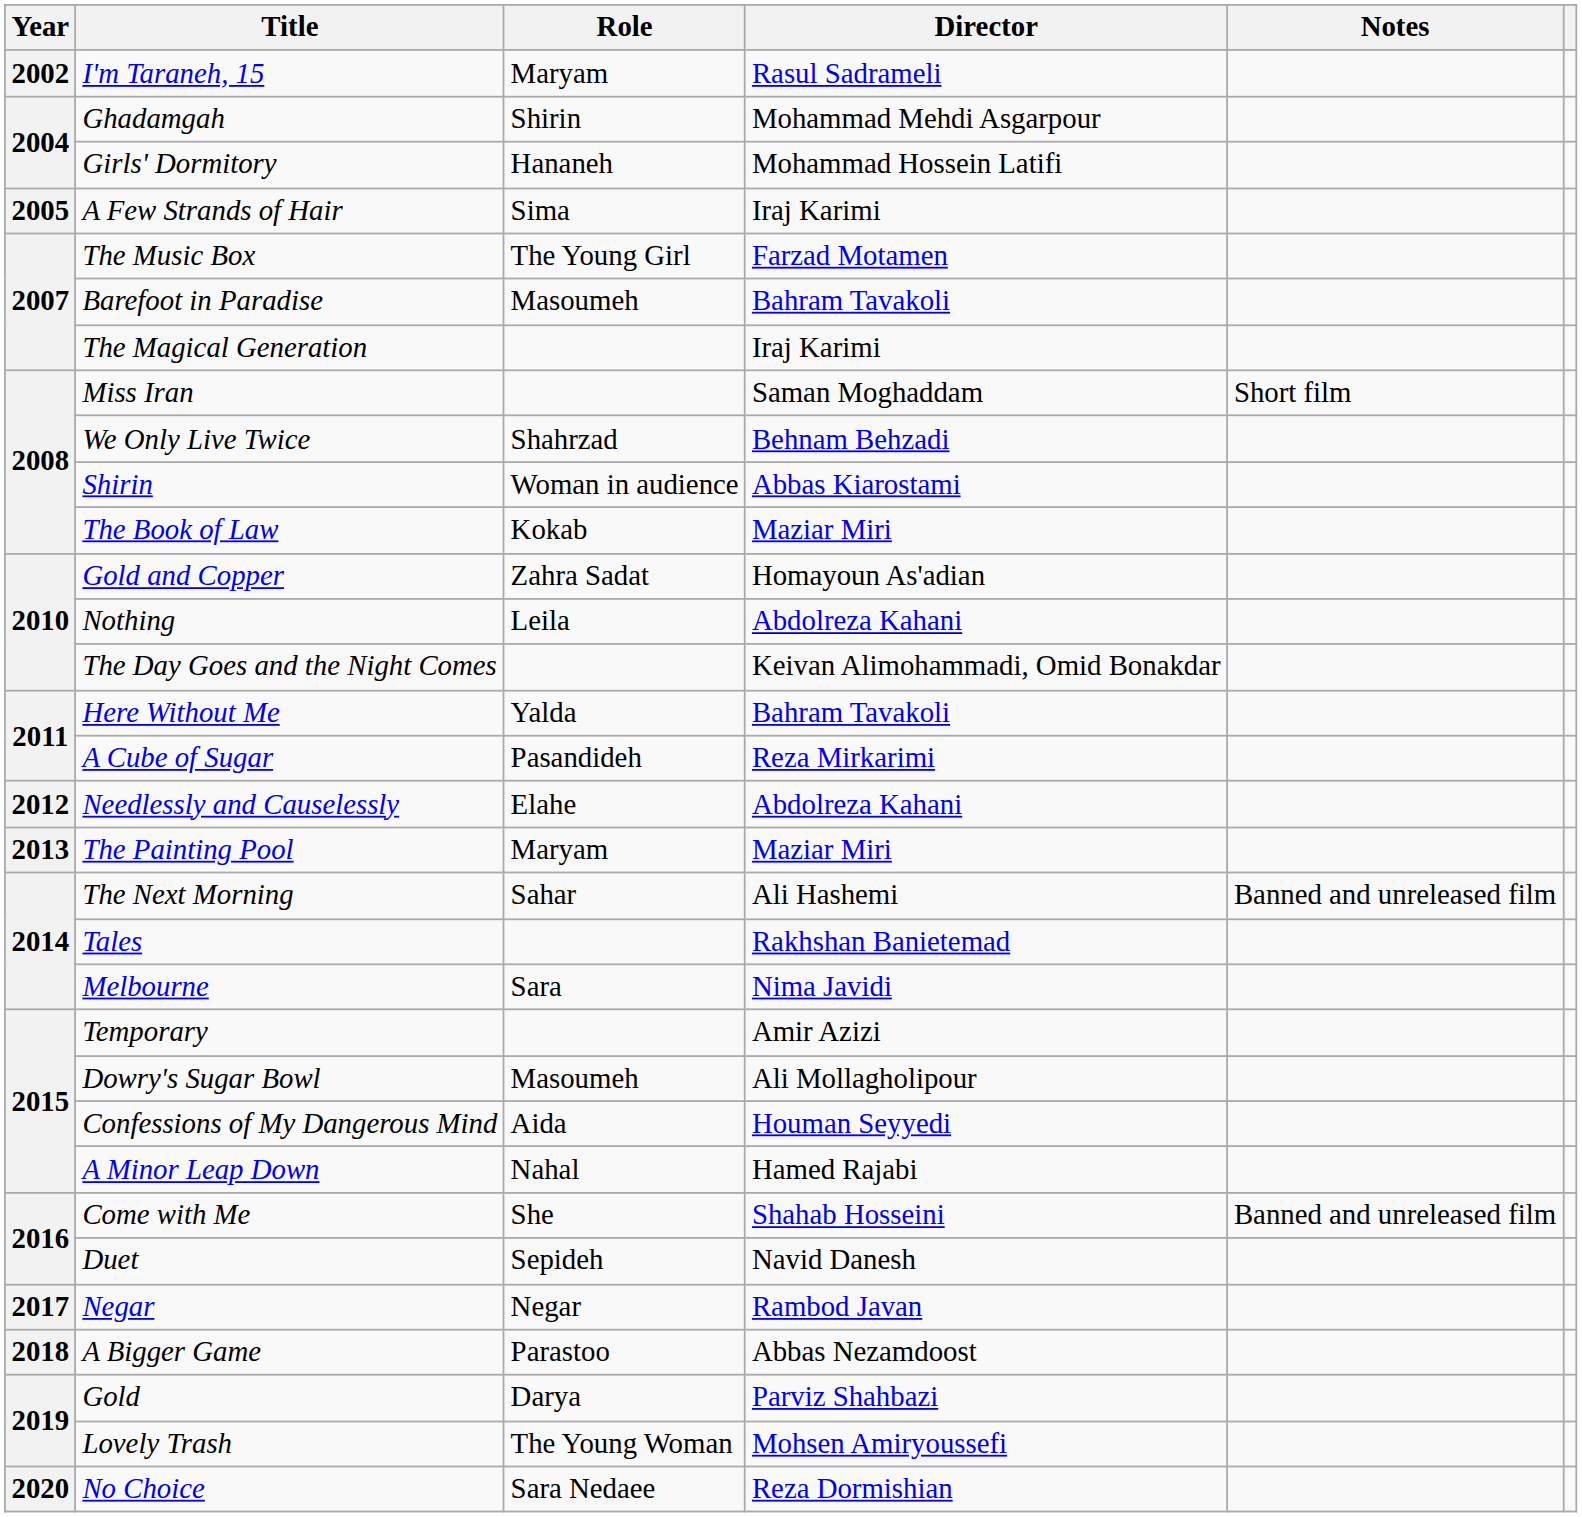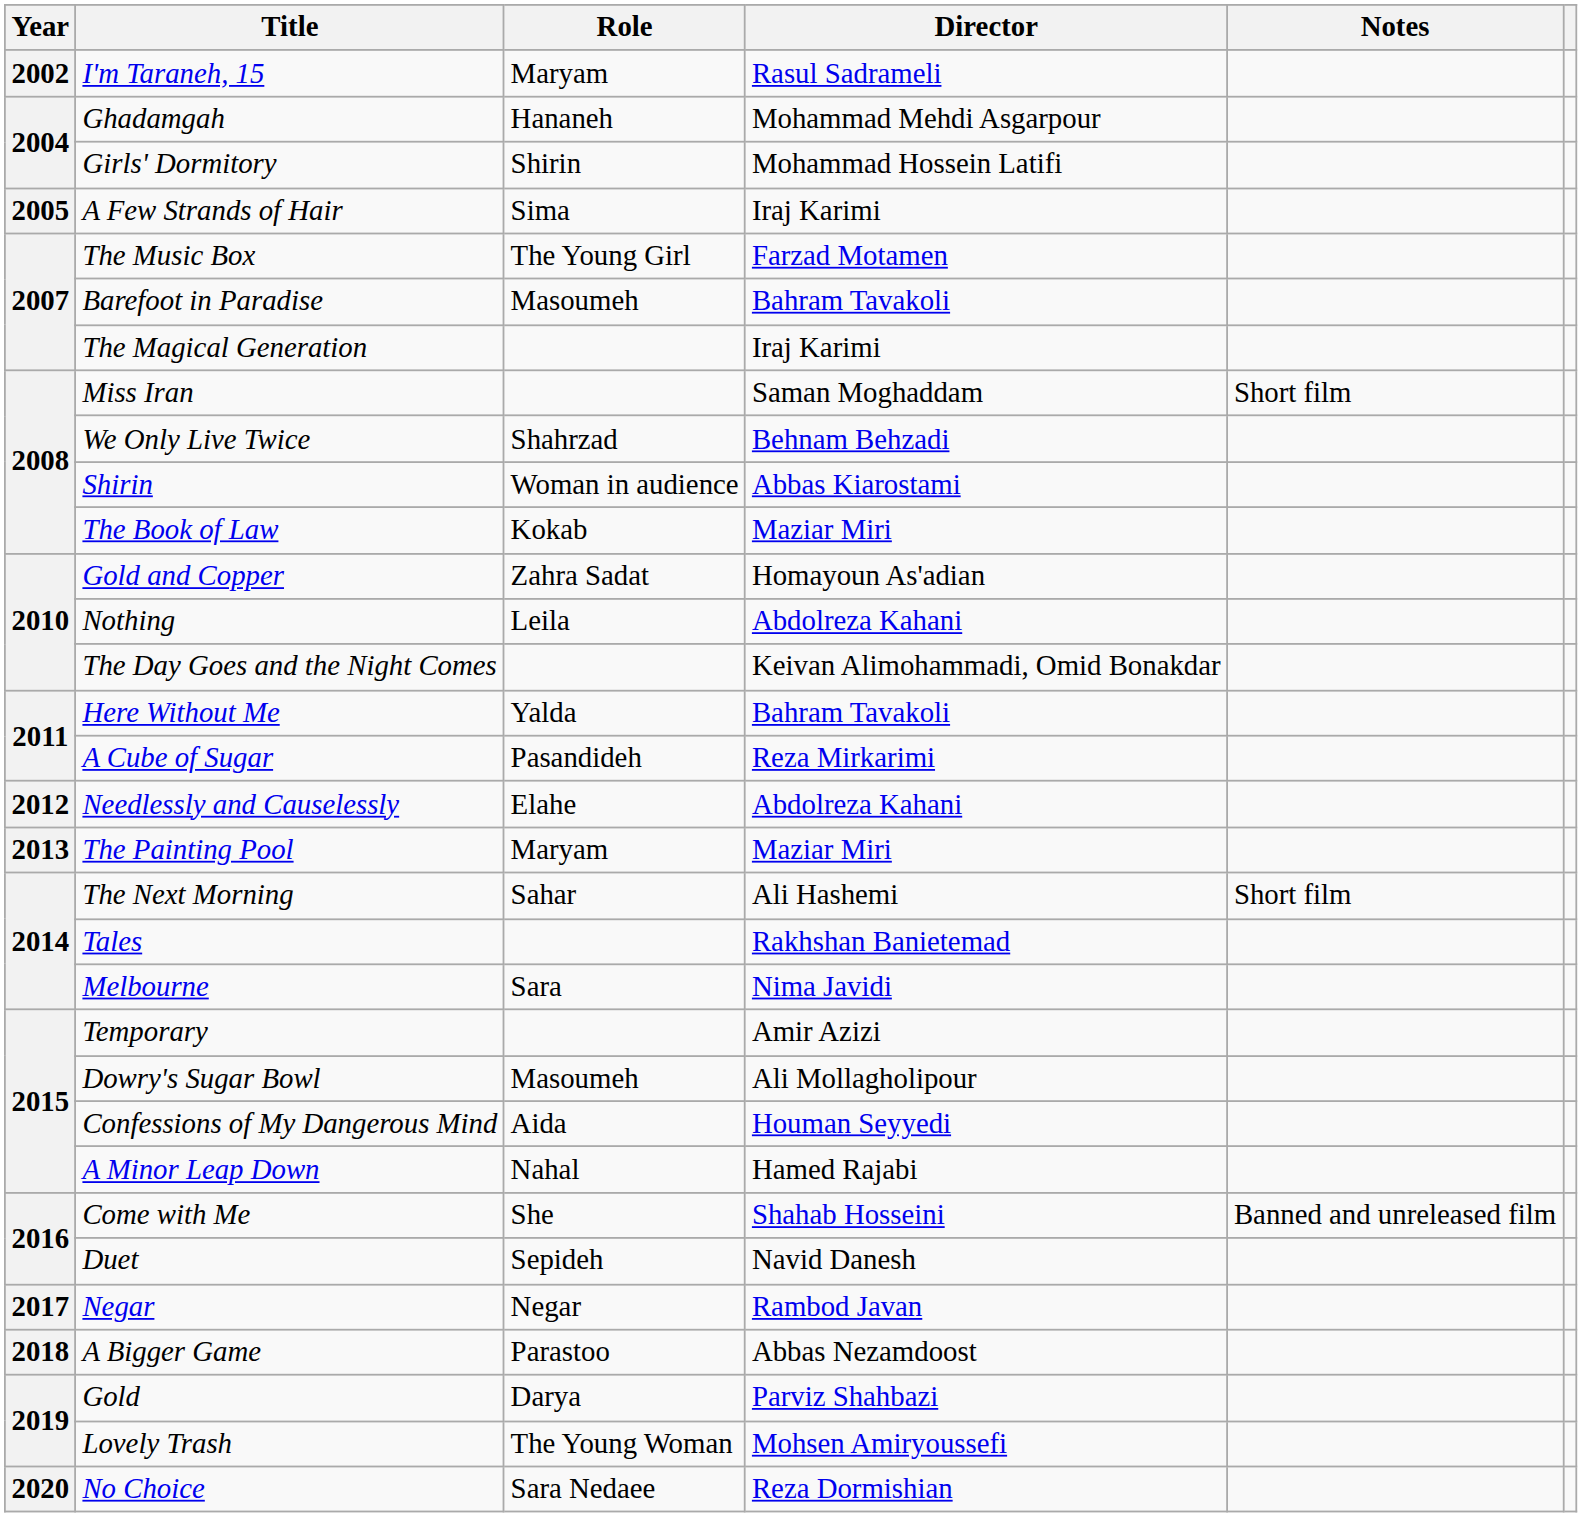(546, 118) Shirin -> (562, 118) Hananeh
(562, 164) Hananeh -> (546, 164) Shirin
(1395, 895) Banned and unreleased film -> (1293, 895) Short film
